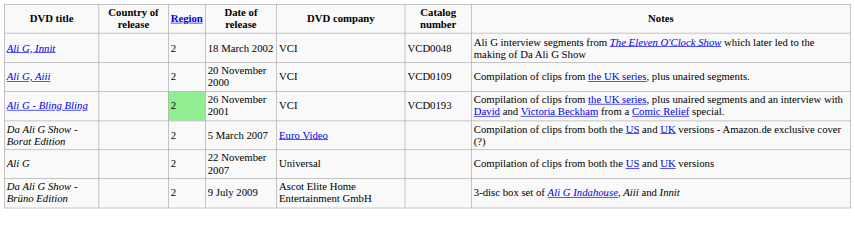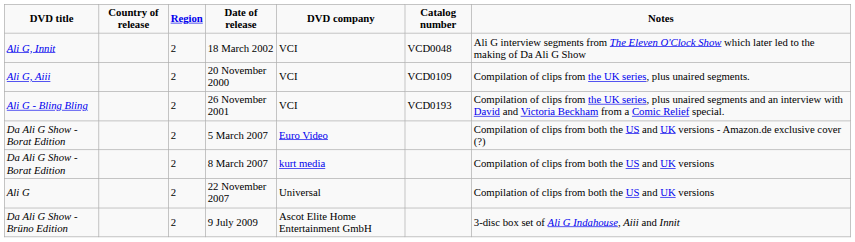(173, 106) lightgreen background -> (173, 106) no background
+ row: (238, 164)
